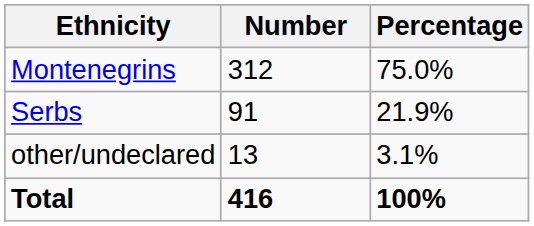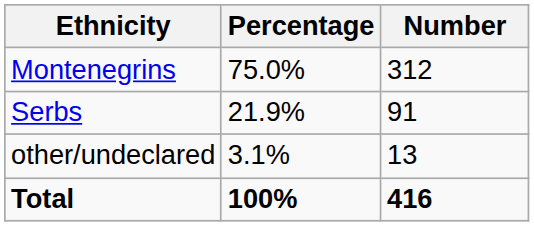columns swapped: (296, 26) <-> (450, 26)
